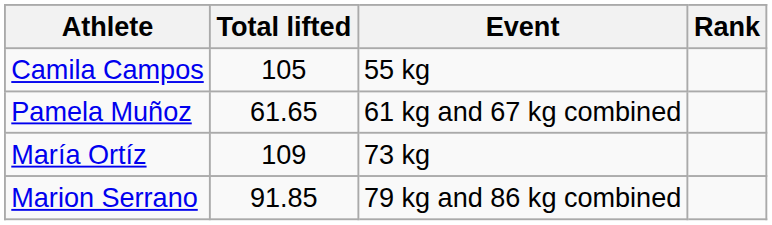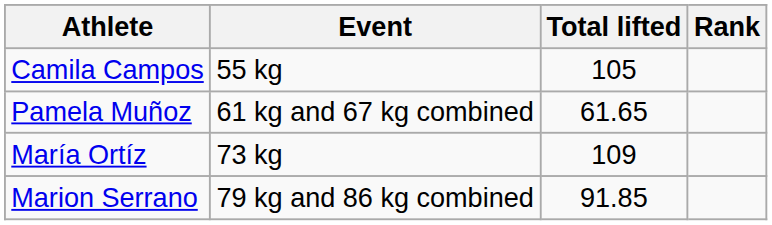columns swapped: (523, 27) <-> (284, 27)
